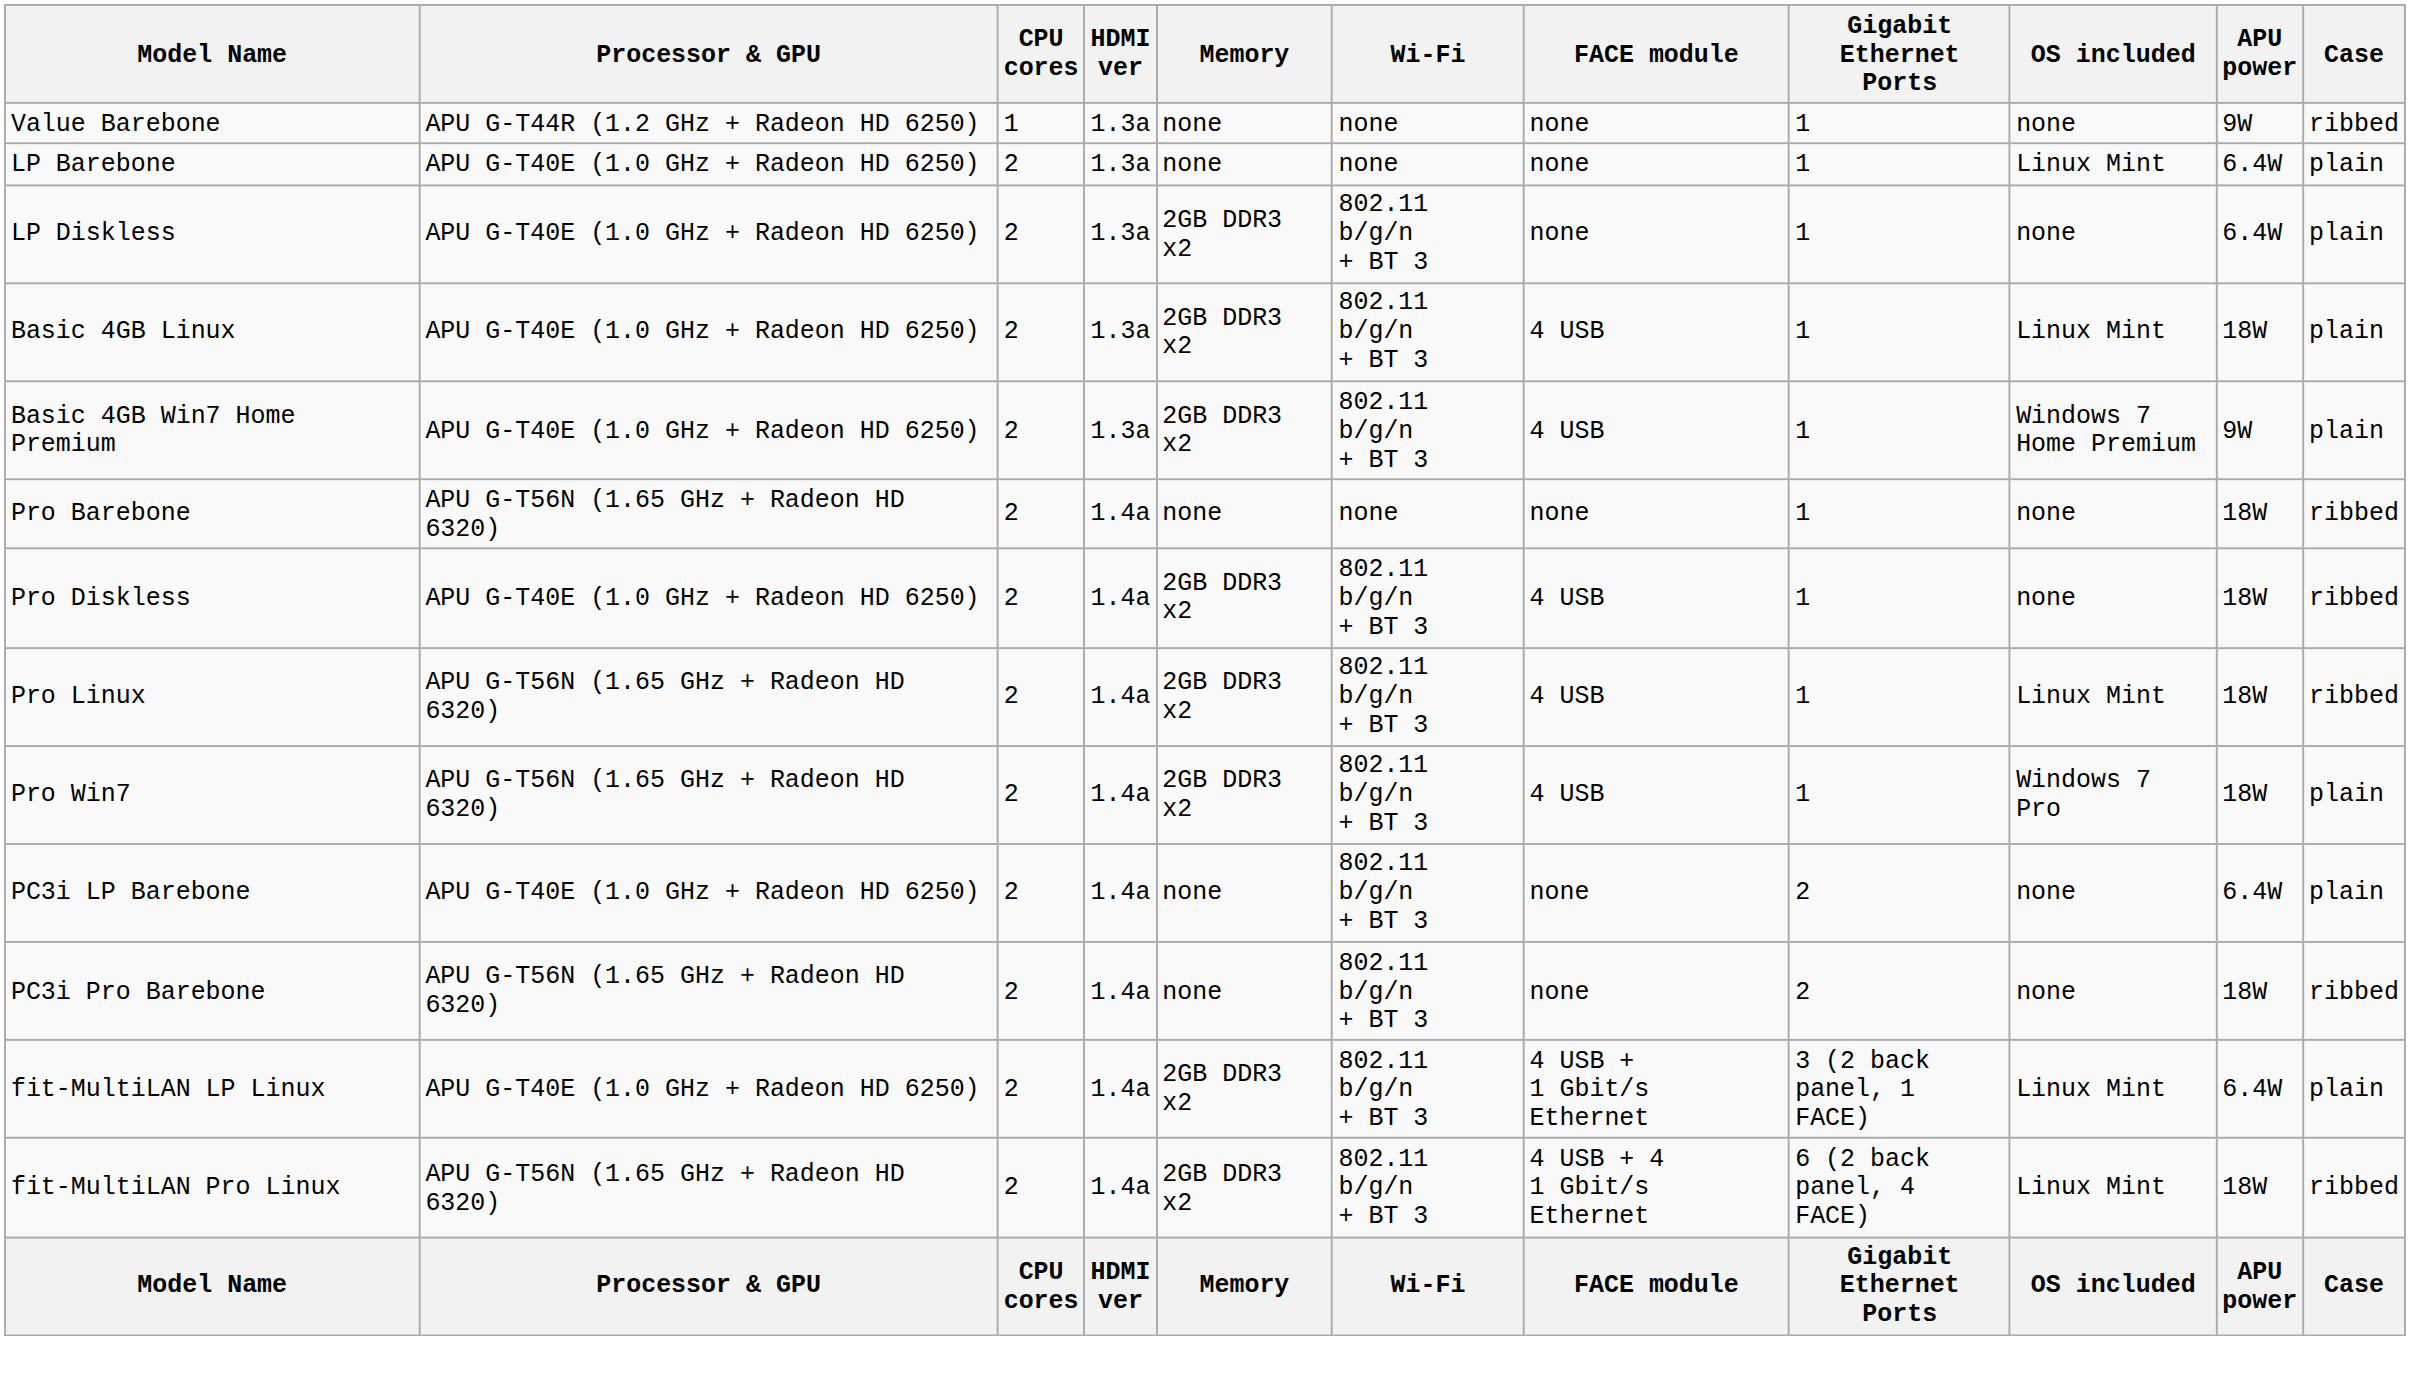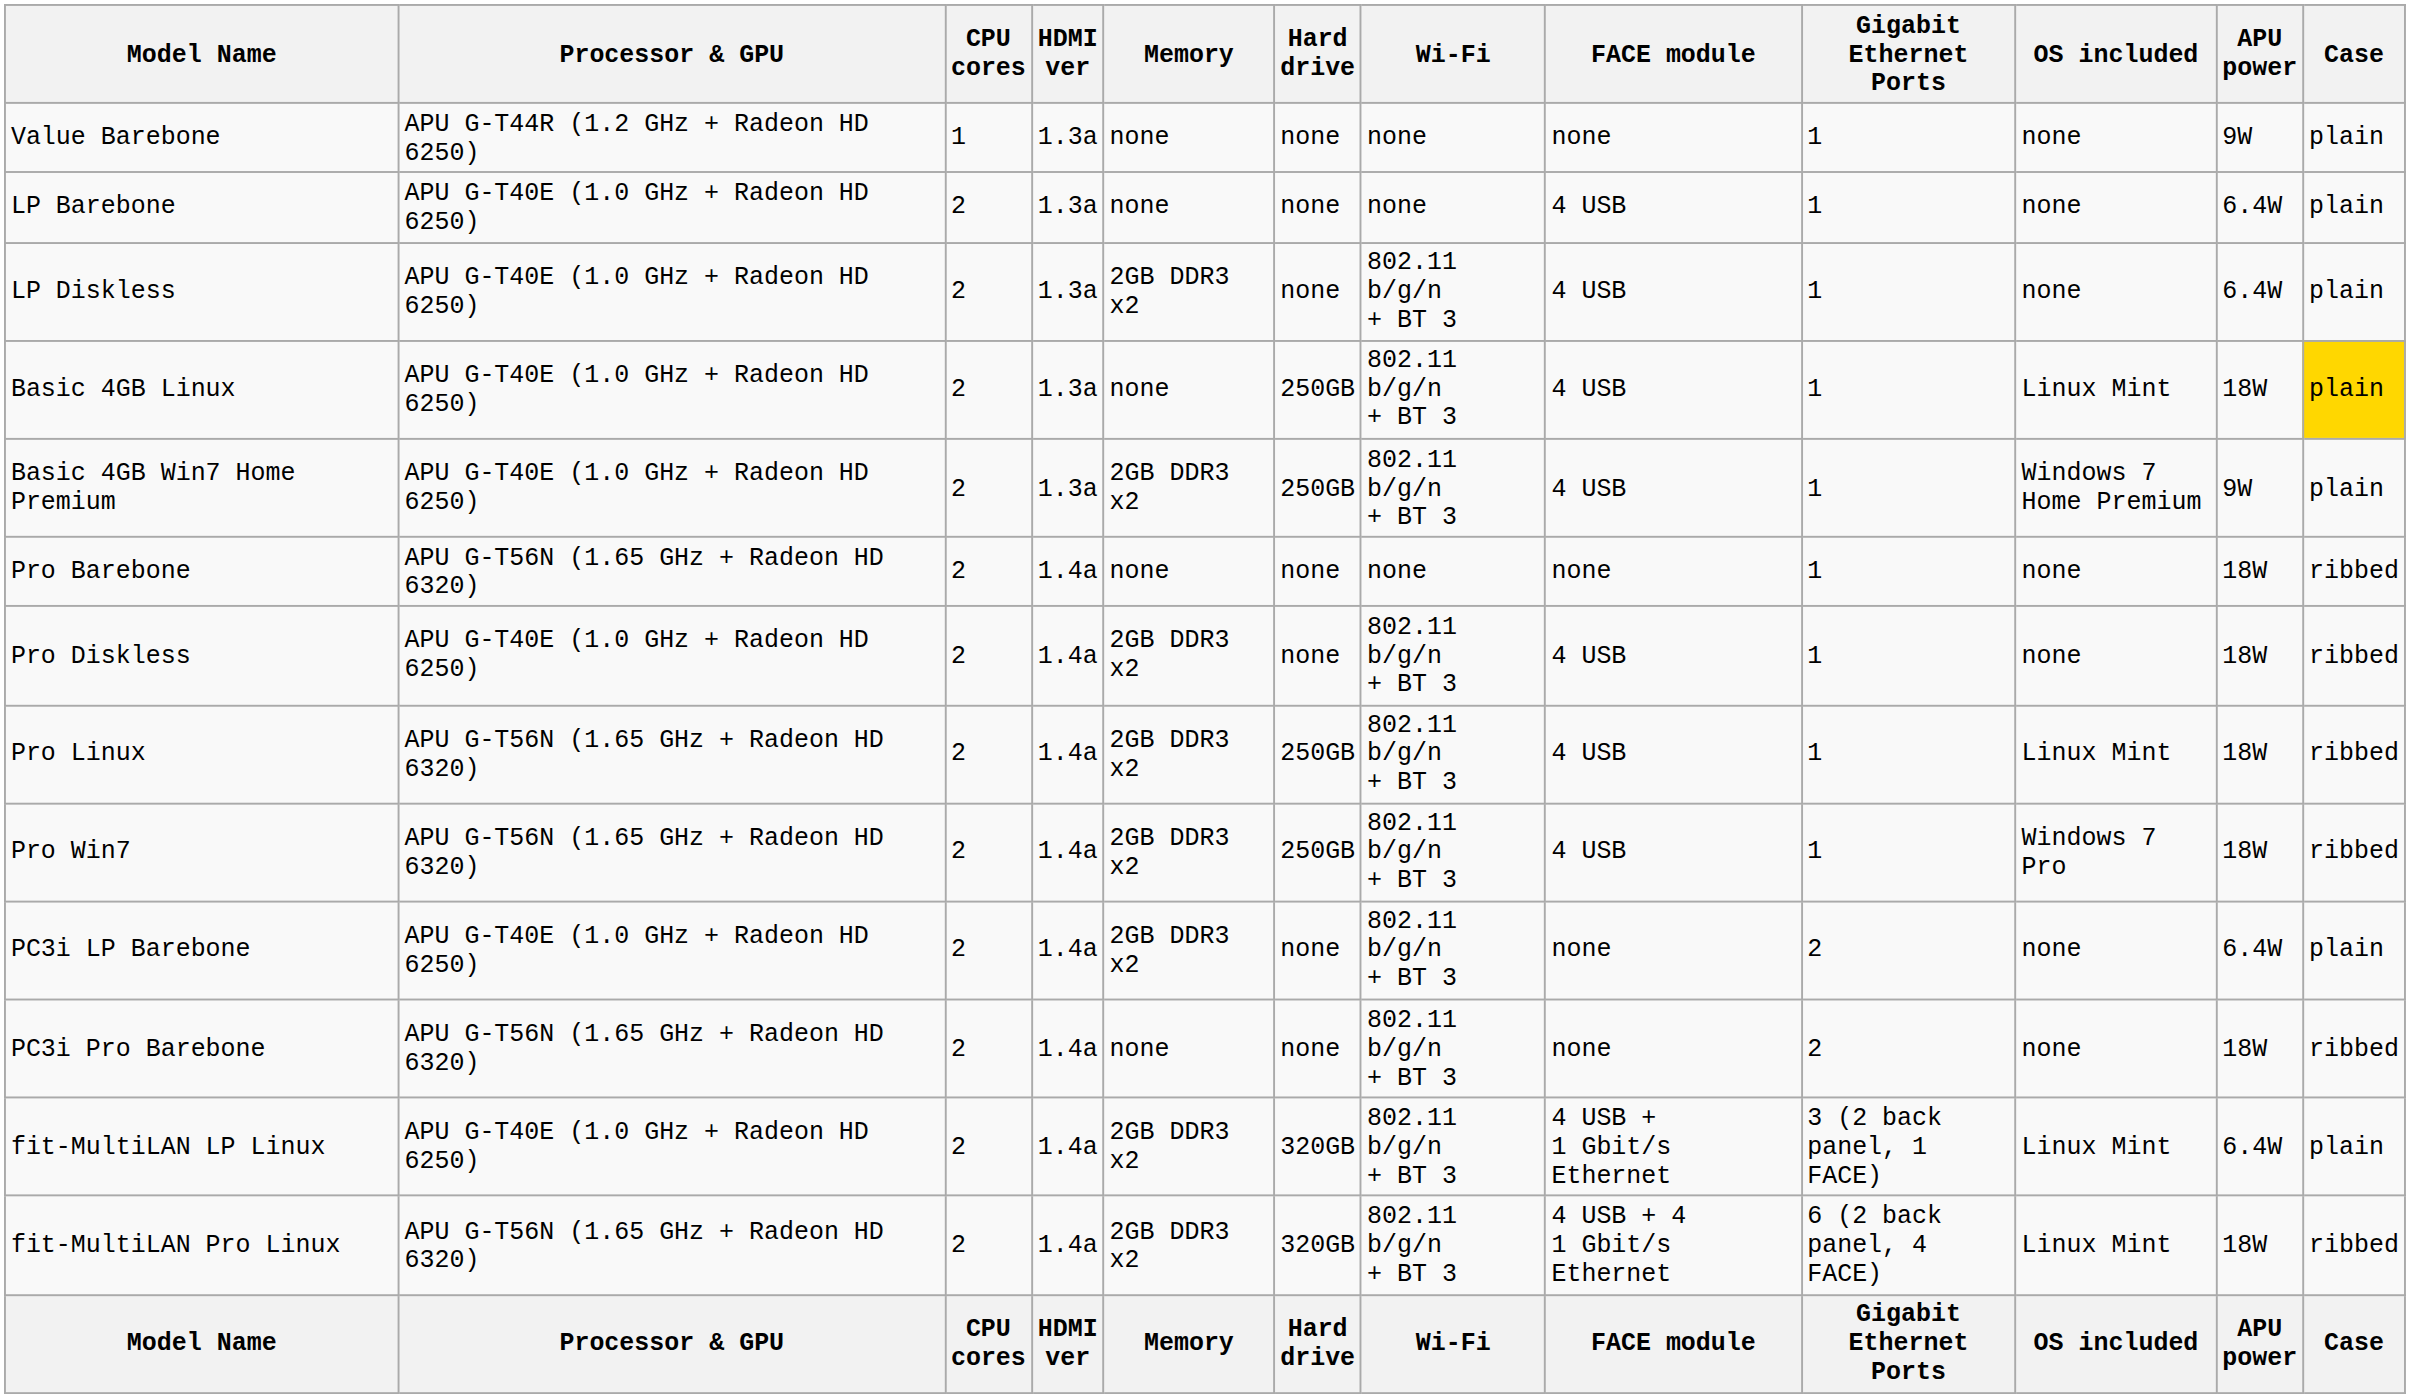+ column: (1318, 54)
(2354, 124) ribbed -> (2346, 138) plain
(1559, 164) none -> (1589, 207) 4 USB
(2091, 164) Linux Mint -> (2052, 207) none
(1559, 234) none -> (1589, 291) 4 USB
(1222, 332) 2GB DDR3 x2 -> (1140, 390) none
(2347, 332) no background -> (2346, 390) gold background
(2347, 795) plain -> (2354, 852) ribbed
(1192, 893) none -> (1169, 950) 2GB DDR3 x2
